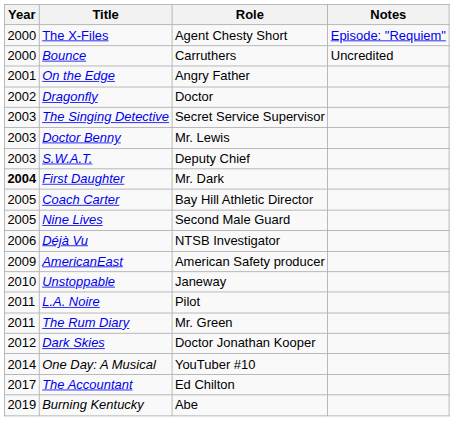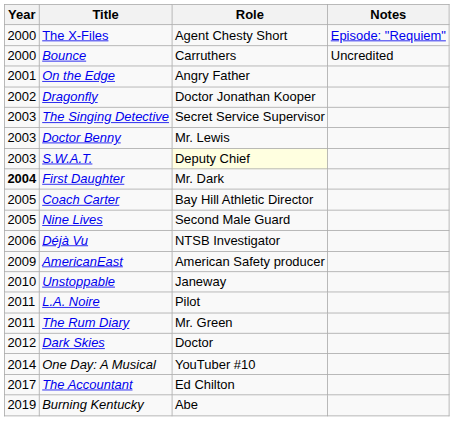(194, 96) Doctor -> (245, 96) Doctor Jonathan Kooper
(212, 158) no background -> (212, 158) lightyellow background
(245, 343) Doctor Jonathan Kooper -> (194, 343) Doctor
